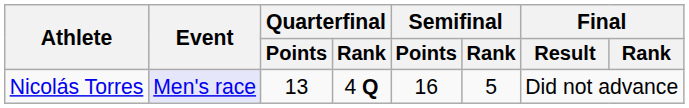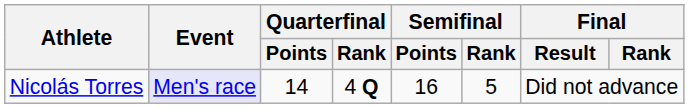(297, 87) 13 -> (297, 87) 14
